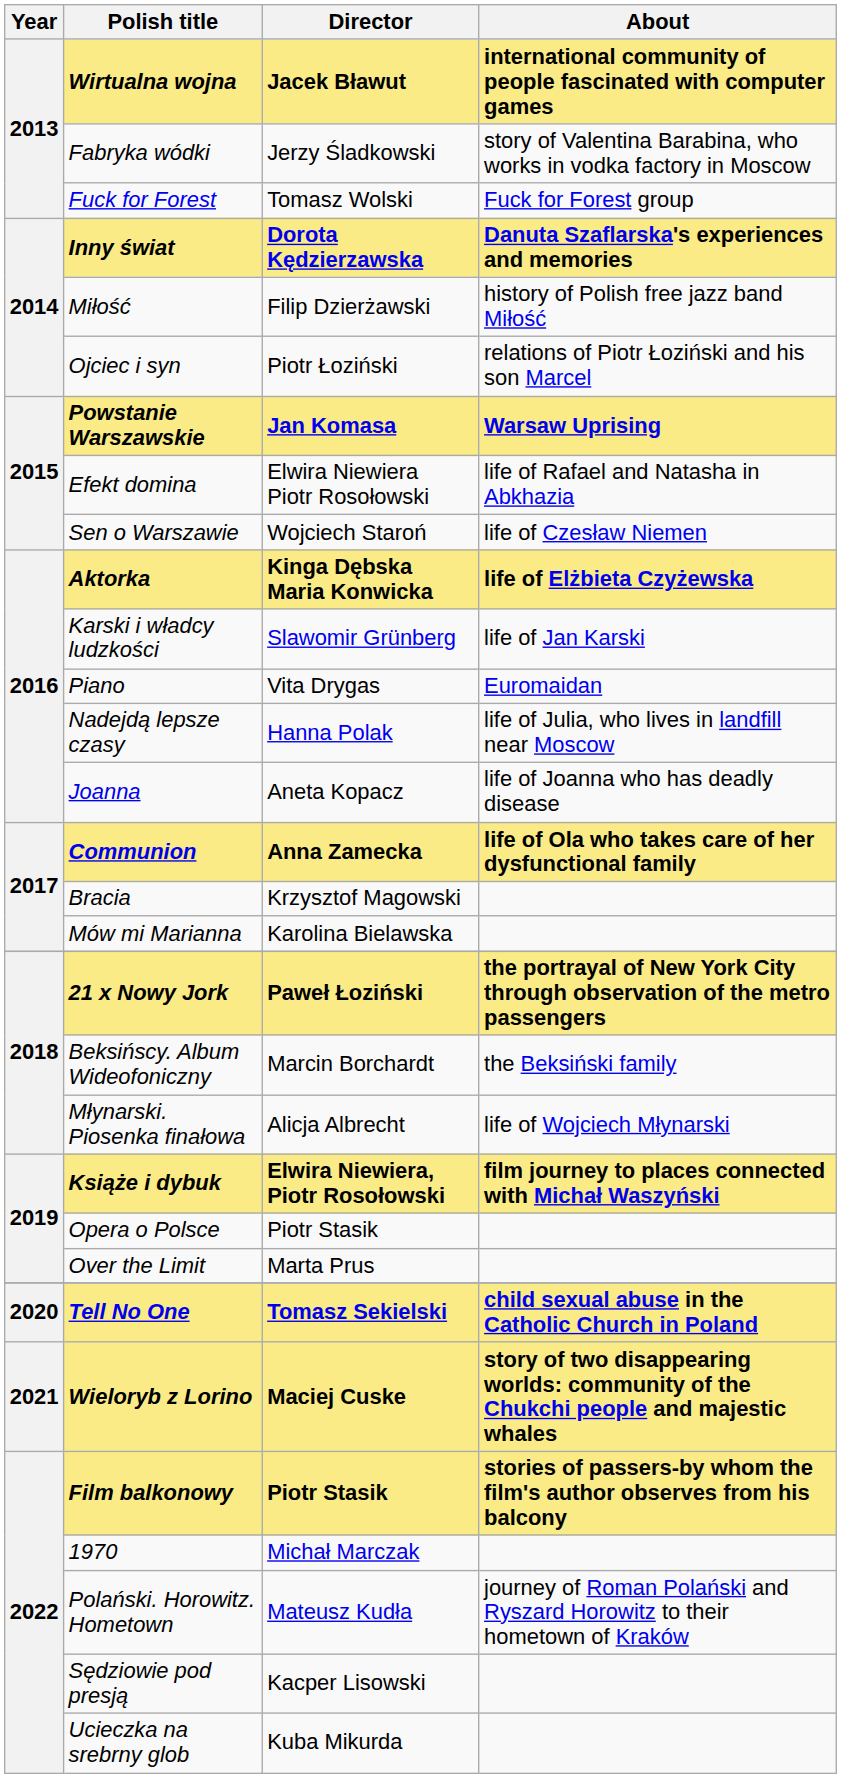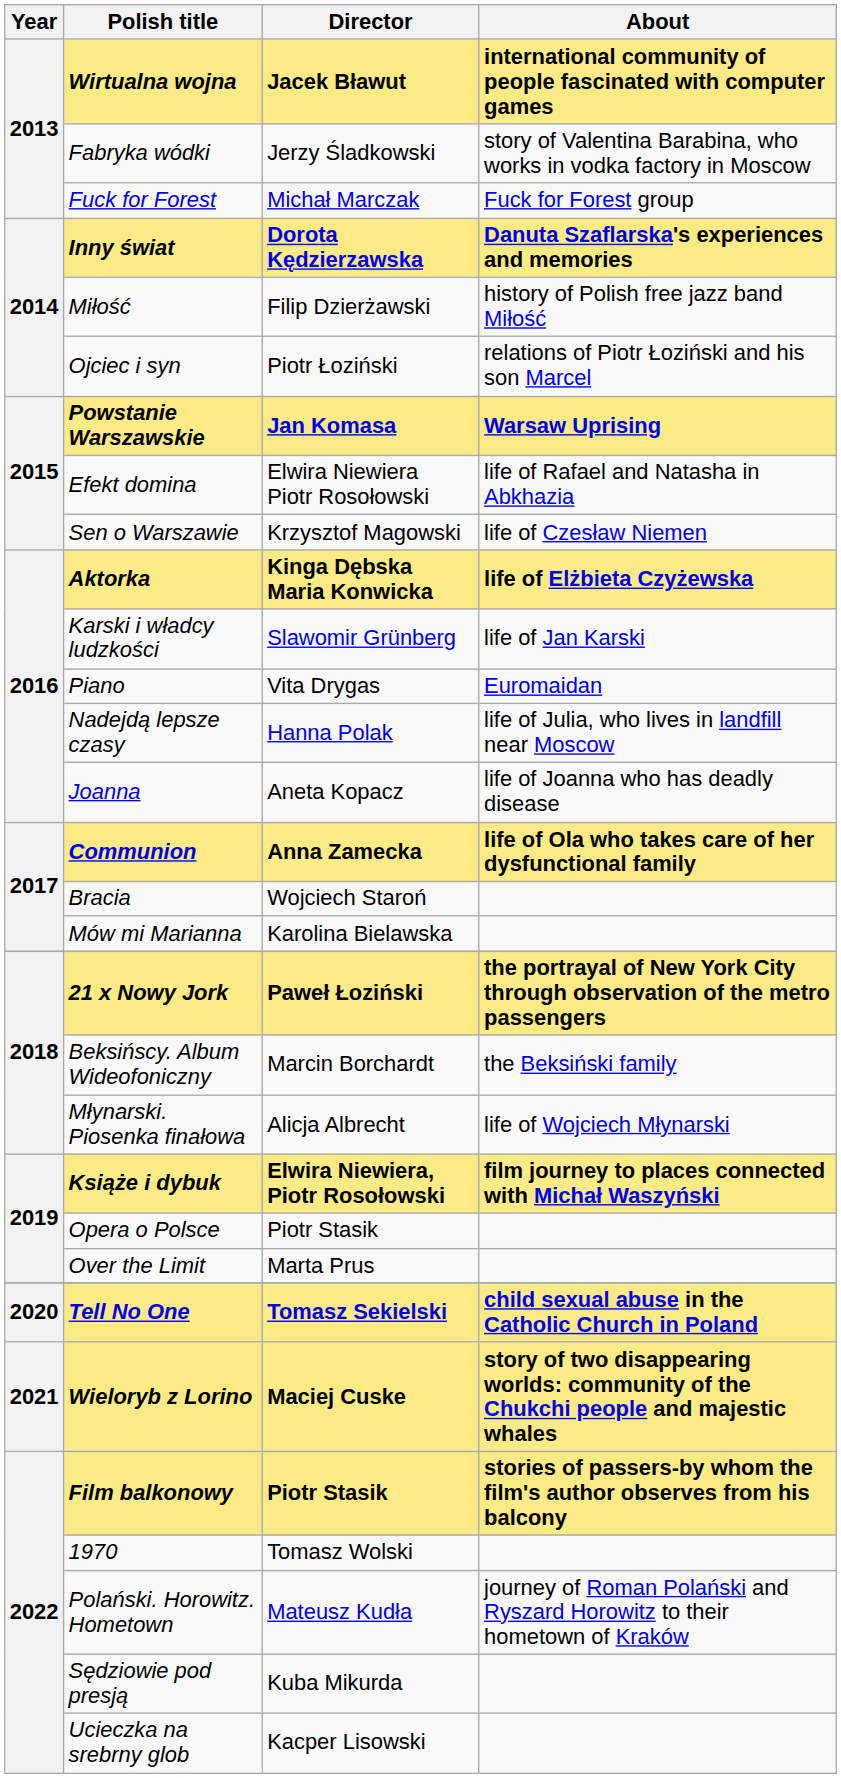(340, 200) Tomasz Wolski -> (343, 200) Michał Marczak
(347, 532) Wojciech Staroń -> (364, 532) Krzysztof Magowski
(364, 898) Krzysztof Magowski -> (347, 898) Wojciech Staroń
(343, 1552) Michał Marczak -> (340, 1552) Tomasz Wolski
(346, 1683) Kacper Lisowski -> (335, 1683) Kuba Mikurda
(335, 1742) Kuba Mikurda -> (346, 1742) Kacper Lisowski
